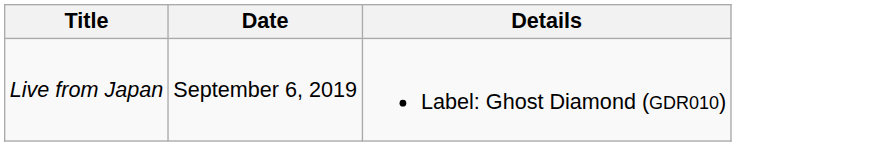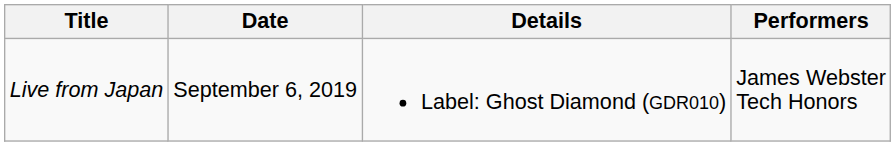+ column: (811, 21)
